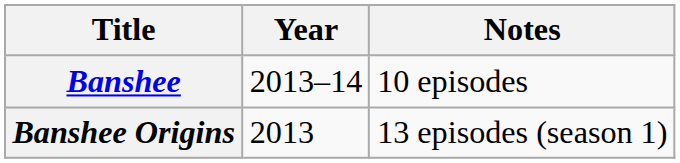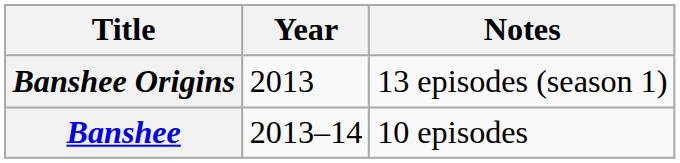rows swapped: (124, 81) <-> (124, 132)
